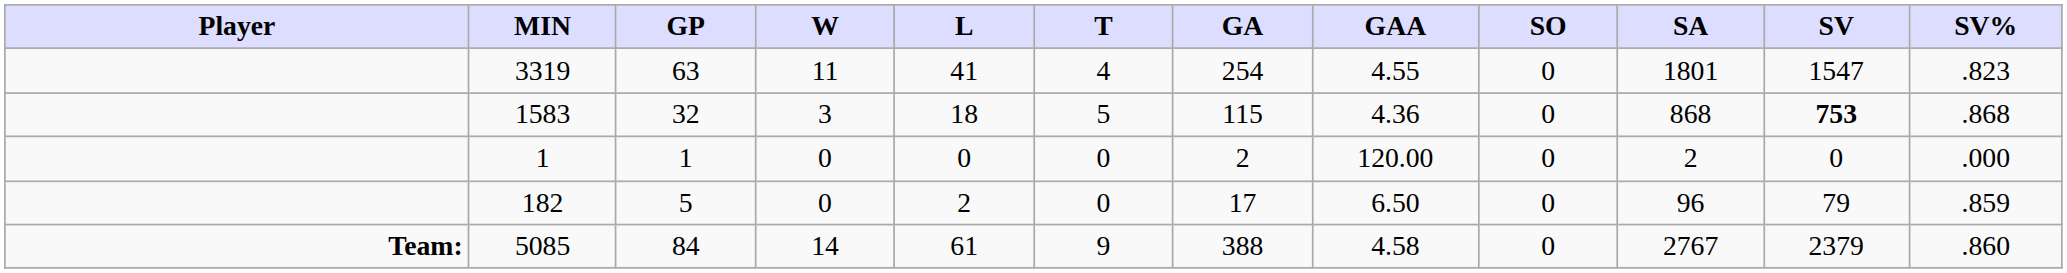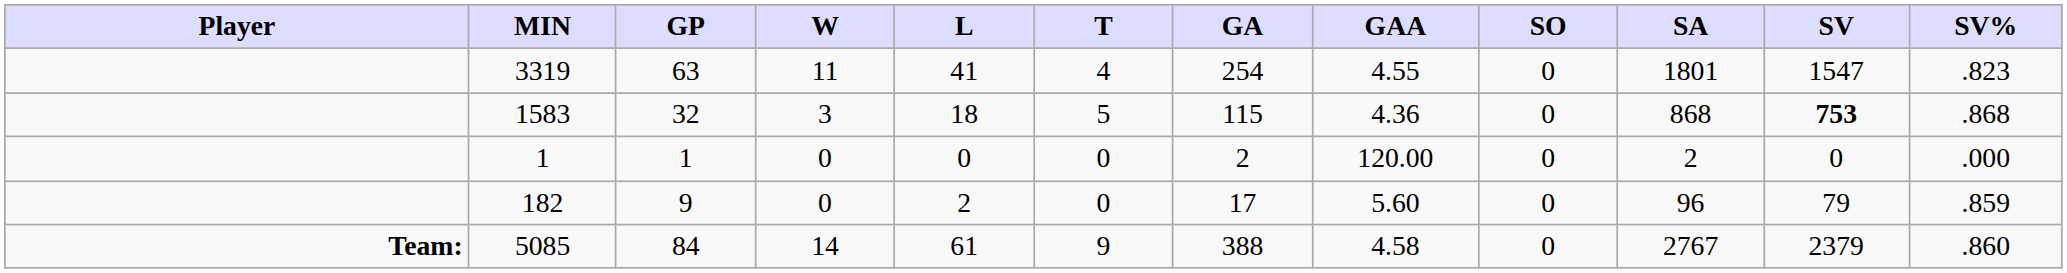(686, 202) 5 -> (686, 202) 9
(1395, 202) 6.50 -> (1395, 202) 5.60
